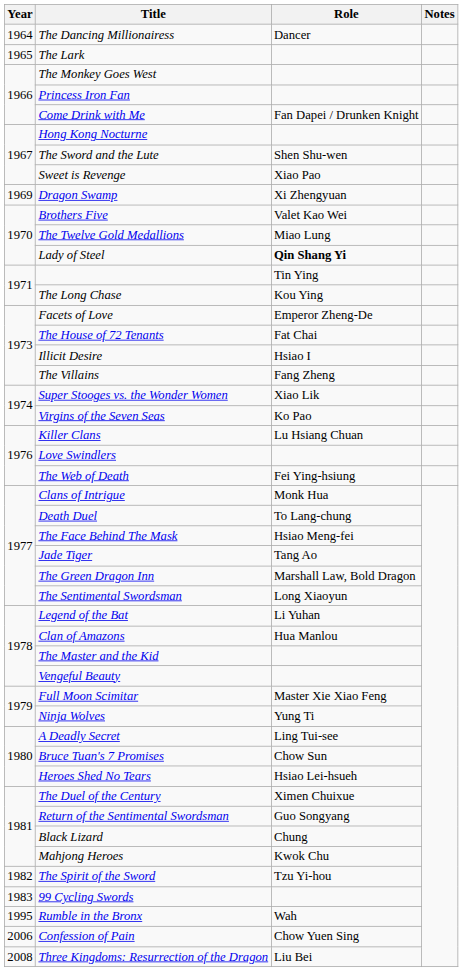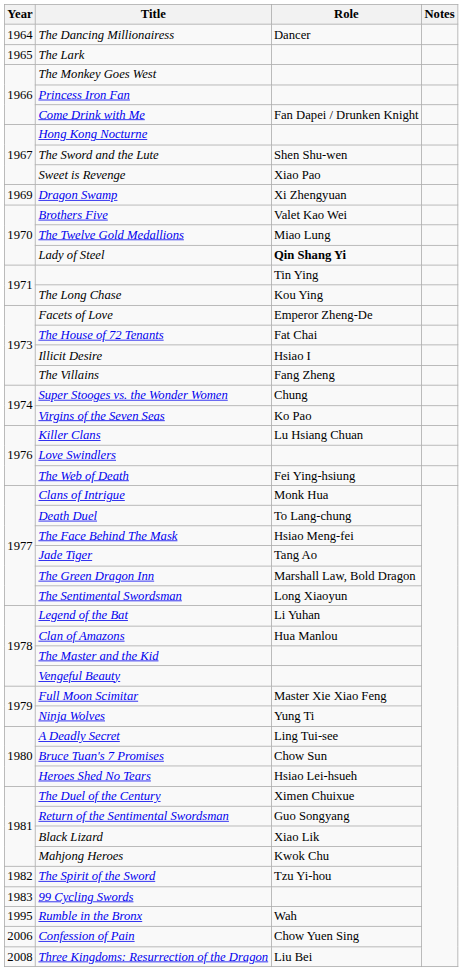(297, 395) Xiao Lik -> (291, 395) Chung
(291, 836) Chung -> (297, 836) Xiao Lik
